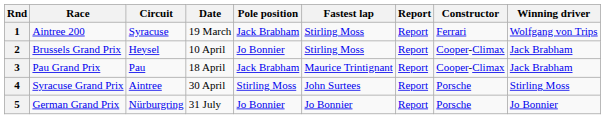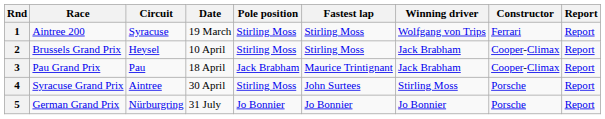columns swapped: (554, 13) <-> (415, 13)
(268, 31) Jack Brabham -> (266, 31) Stirling Moss
(261, 49) Jo Bonnier -> (266, 49) Stirling Moss
